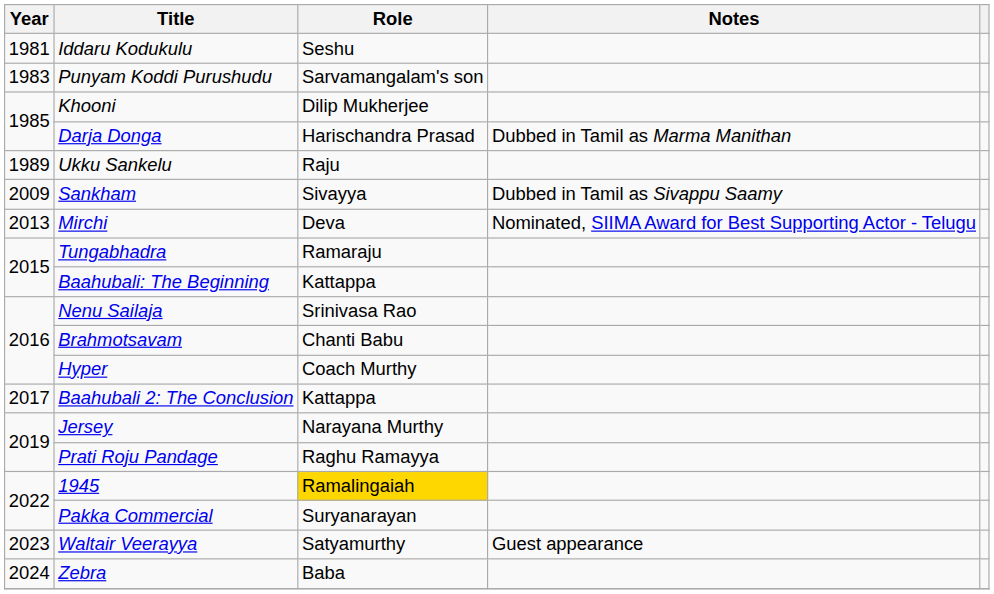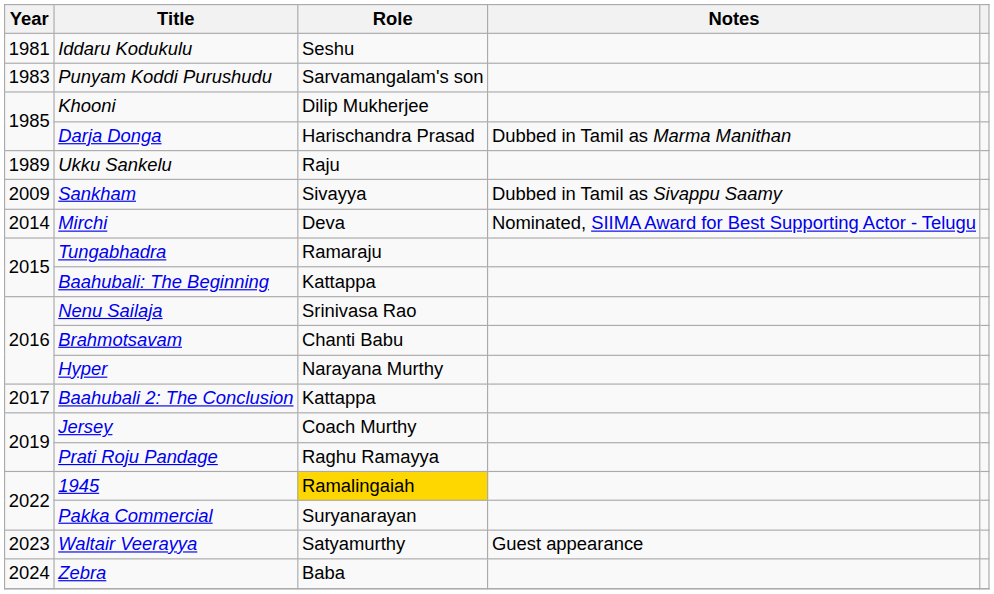(29, 223) 2013 -> (29, 223) 2014
(359, 369) Coach Murthy -> (373, 369) Narayana Murthy
(373, 427) Narayana Murthy -> (359, 427) Coach Murthy
